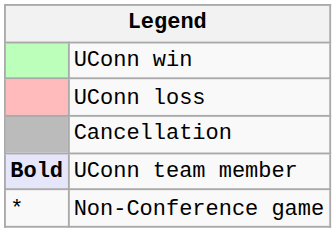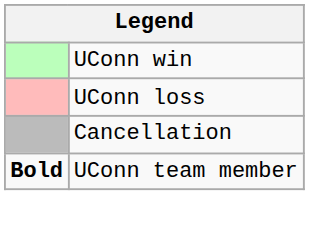(37, 171) lavender background -> (37, 171) no background
- row: (199, 208)
